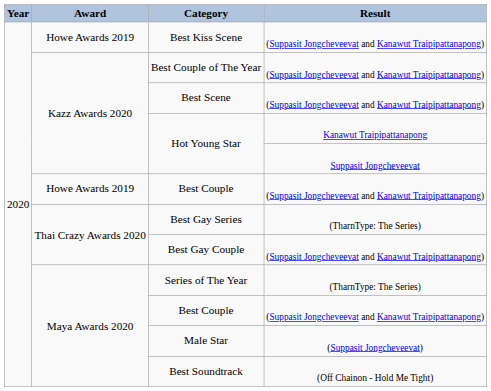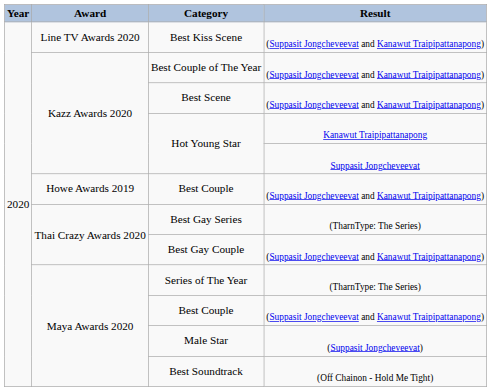(90, 37) Howe Awards 2019 -> (90, 37) Line TV Awards 2020
